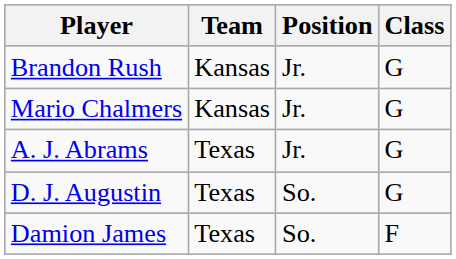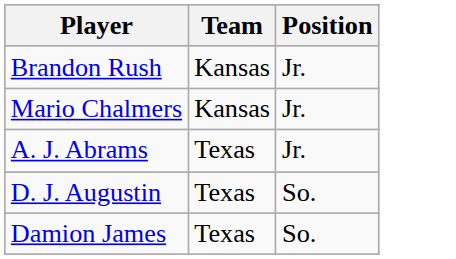- column: (414, 25)
